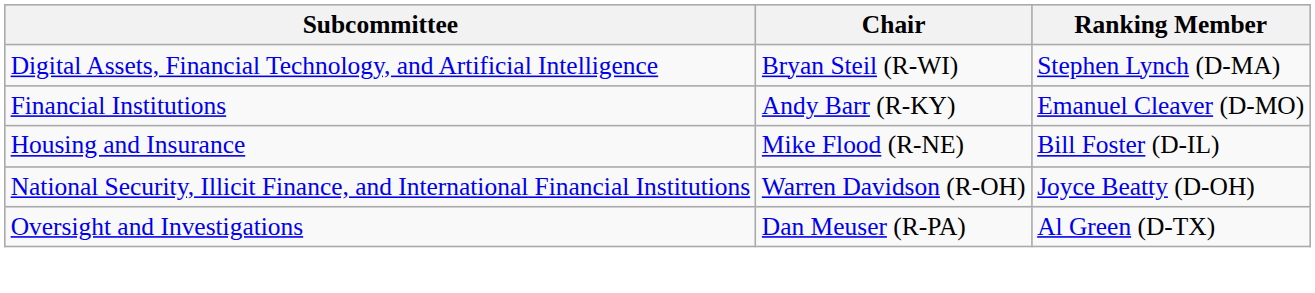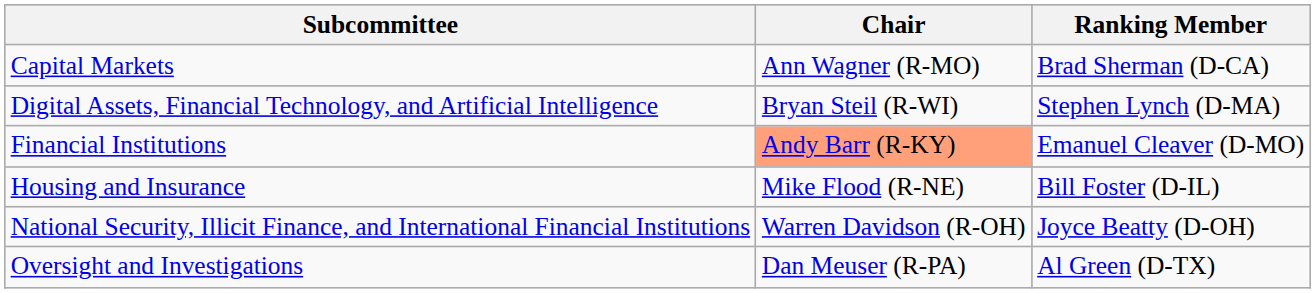+ row: (92, 65)
(859, 105) no background -> (859, 145) lightsalmon background
